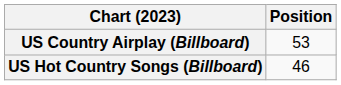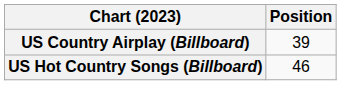(301, 42) 53 -> (301, 42) 39
